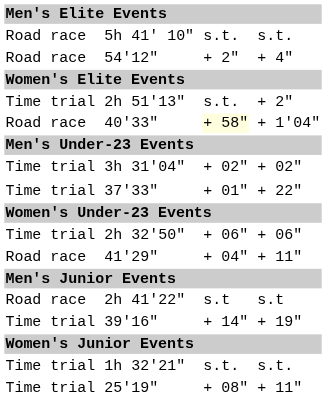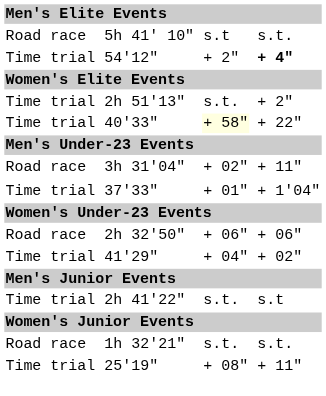(221, 36) s.t. -> (217, 36) s.t
(46, 58) Road race -> (50, 58) Time trial
(275, 58) normal -> (275, 58) bold
(46, 123) Road race -> (50, 123) Time trial
(289, 123) + 1'04" -> (280, 123) + 22"
(50, 167) Time trial -> (46, 167) Road race
(280, 167) + 02" -> (280, 167) + 11"
(280, 191) + 22" -> (289, 191) + 1'04"
(50, 235) Time trial -> (46, 235) Road race
(46, 257) Road race -> (50, 257) Time trial
(280, 257) + 11" -> (280, 257) + 02"
(46, 300) Road race -> (50, 300) Time trial
(217, 300) s.t -> (221, 300) s.t.
- row: (131, 322)
(50, 366) Time trial -> (46, 344) Road race
